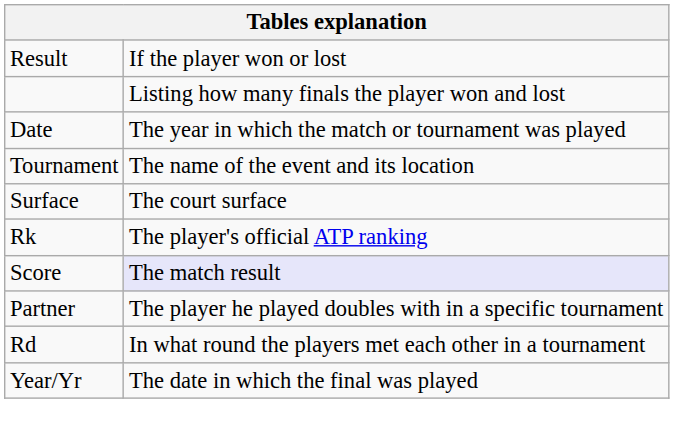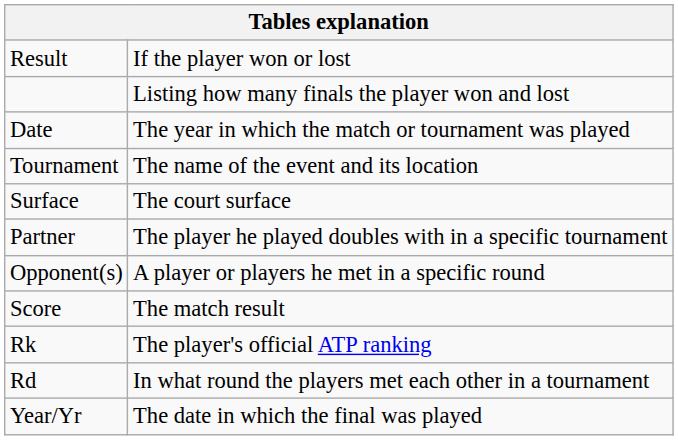rows swapped: (42, 308) <-> (23, 237)
+ row: (66, 272)
(205, 272) lavender background -> (209, 308) no background
